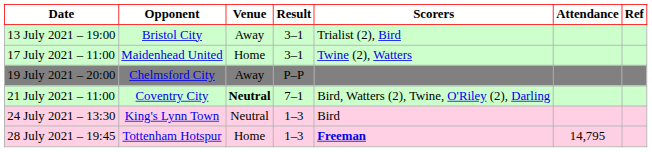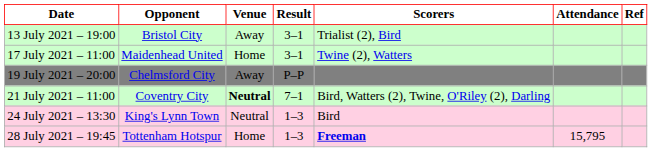(587, 136) 14,795 -> (587, 136) 15,795
